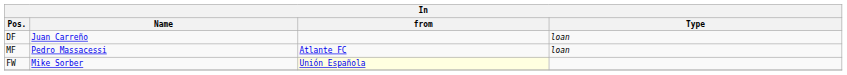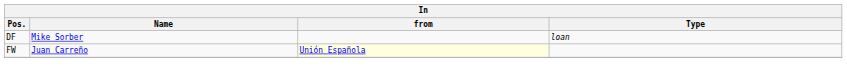(60, 37) Juan Carreño -> (57, 37) Mike Sorber
- row: (11, 50)
(57, 63) Mike Sorber -> (60, 50) Juan Carreño
